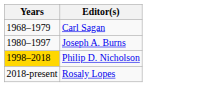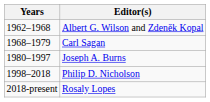+ row: (133, 27)
(29, 58) gold background -> (29, 74) no background
